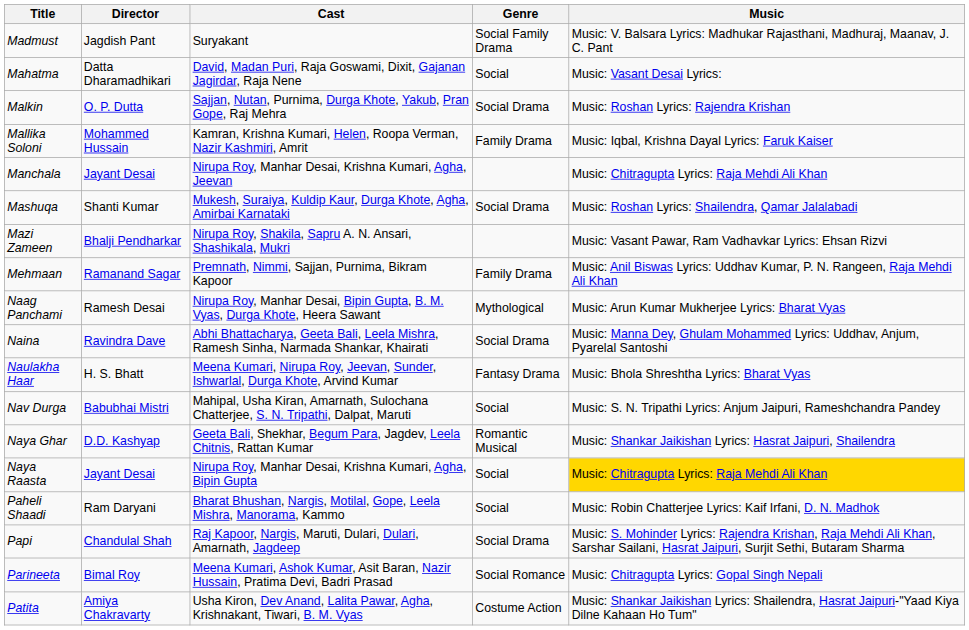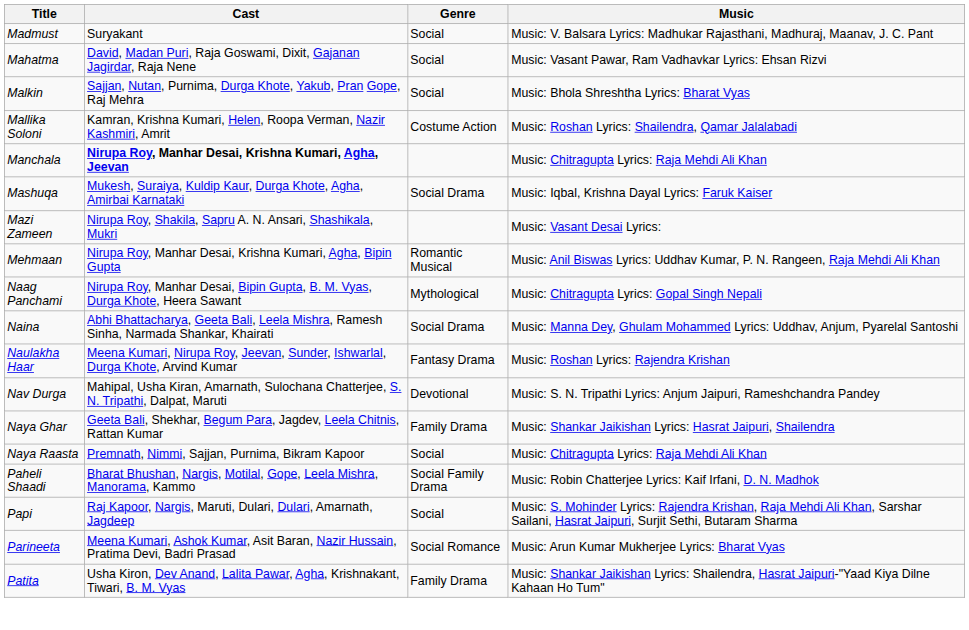- column: (135, 14)
(512, 40) Social Family Drama -> (427, 33) Social
(647, 74) Music: Vasant Desai Lyrics: -> (669, 60) Music: Vasant Pawar, Ram Vadhavkar Lyrics: Ehsan Rizvi
(512, 107) Social Drama -> (427, 93) Social
(681, 107) Music: Roshan Lyrics: Rajendra Krishan -> (631, 93) Music: Bhola Shreshtha Lyrics: Bharat Vyas
(514, 140) Family Drama -> (453, 127) Costume Action
(702, 140) Music: Iqbal, Krishna Dayal Lyrics: Faruk Kaiser -> (654, 127) Music: Roshan Lyrics: Shailendra, Qamar Jalalabadi
(329, 174) normal -> (233, 160) bold
(715, 207) Music: Roshan Lyrics: Shailendra, Qamar Jalalabadi -> (642, 193) Music: Iqbal, Krishna Dayal Lyrics: Faruk Kaiser
(729, 241) Music: Vasant Pawar, Ram Vadhavkar Lyrics: Ehsan Rizvi -> (586, 227) Music: Vasant Desai Lyrics:
(310, 274) Premnath, Nimmi, Sajjan, Purnima, Bikram Kapoor -> (239, 260) Nirupa Roy, Manhar Desai, Krishna Kumari, Agha, Bipin Gupta
(514, 274) Family Drama -> (436, 260) Romantic Musical
(708, 307) Music: Arun Kumar Mukherjee Lyrics: Bharat Vyas -> (637, 294) Music: Chitragupta Lyrics: Gopal Singh Nepali
(691, 374) Music: Bhola Shreshtha Lyrics: Bharat Vyas -> (620, 360) Music: Roshan Lyrics: Rajendra Krishan
(492, 408) Social -> (439, 394) Devotional
(501, 441) Romantic Musical -> (449, 427) Family Drama
(329, 474) Nirupa Roy, Manhar Desai, Krishna Kumari, Agha, Bipin Gupta -> (226, 454) Premnath, Nimmi, Sajjan, Purnima, Bikram Kapoor
(699, 474) gold background -> (639, 454) no background
(492, 508) Social -> (447, 480) Social Family Drama
(512, 541) Social Drama -> (427, 513) Social
(697, 575) Music: Chitragupta Lyrics: Gopal Singh Nepali -> (648, 547) Music: Arun Kumar Mukherjee Lyrics: Bharat Vyas
(518, 608) Costume Action -> (449, 580) Family Drama
